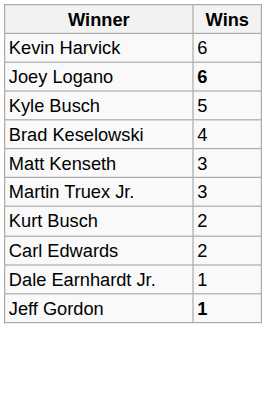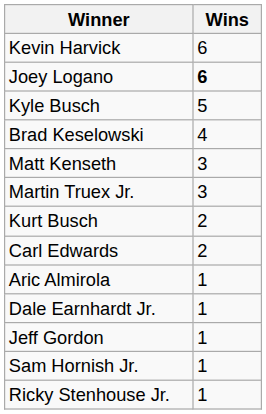+ row: (59, 279)
(202, 308) bold -> (202, 337) normal
+ row: (74, 366)
+ row: (89, 395)
